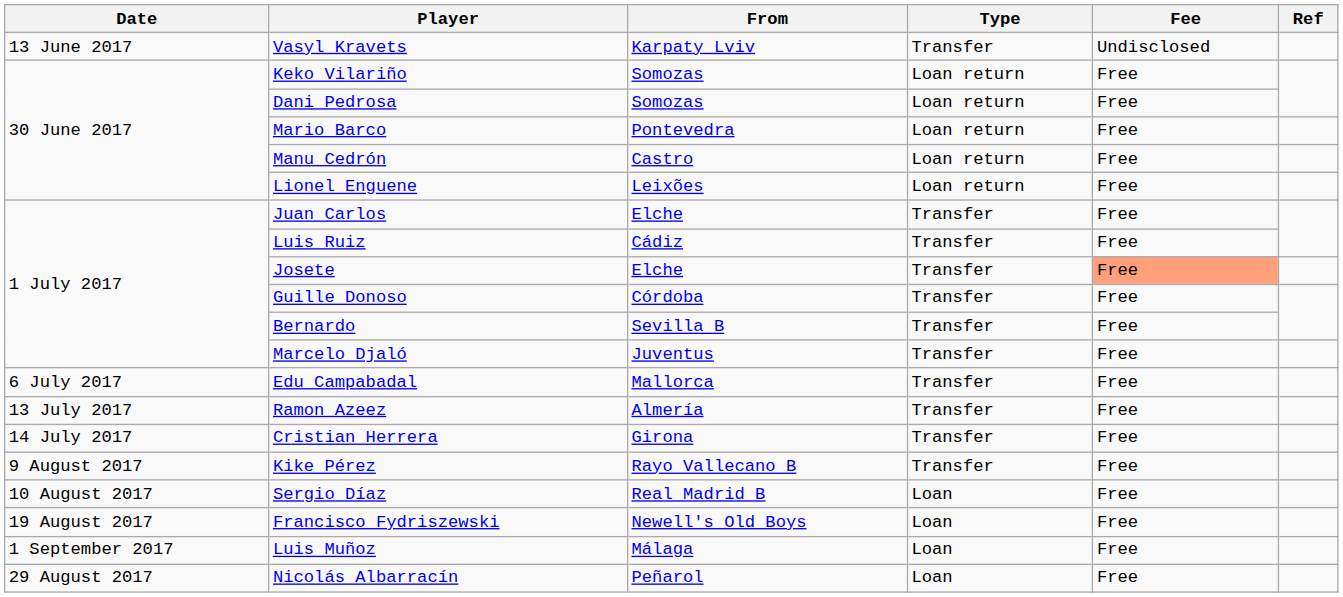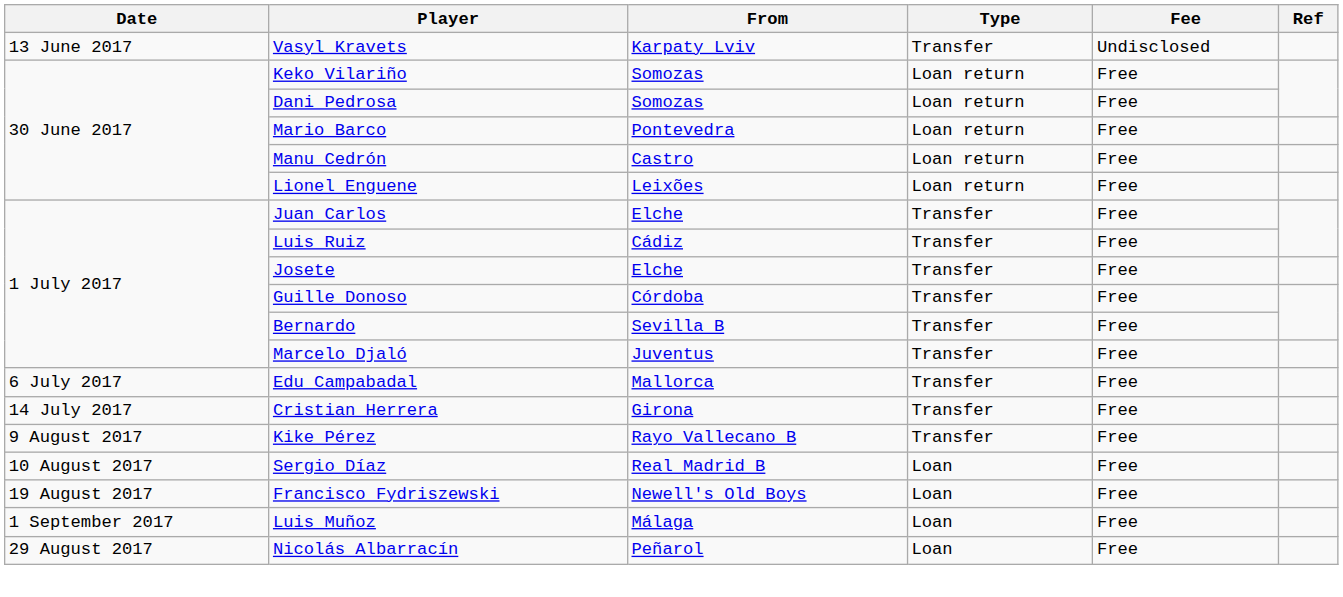(1118, 270) lightsalmon background -> (1118, 270) no background
- row: (330, 410)
